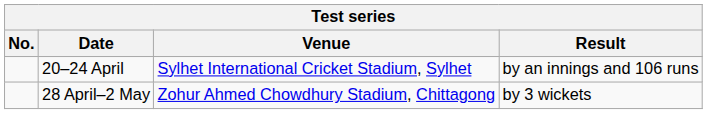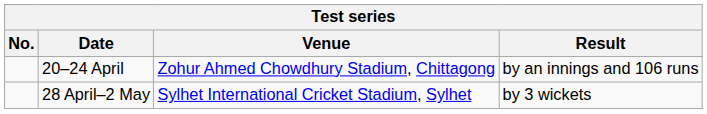(315, 69) Sylhet International Cricket Stadium, Sylhet -> (326, 69) Zohur Ahmed Chowdhury Stadium, Chittagong
(326, 95) Zohur Ahmed Chowdhury Stadium, Chittagong -> (315, 95) Sylhet International Cricket Stadium, Sylhet
